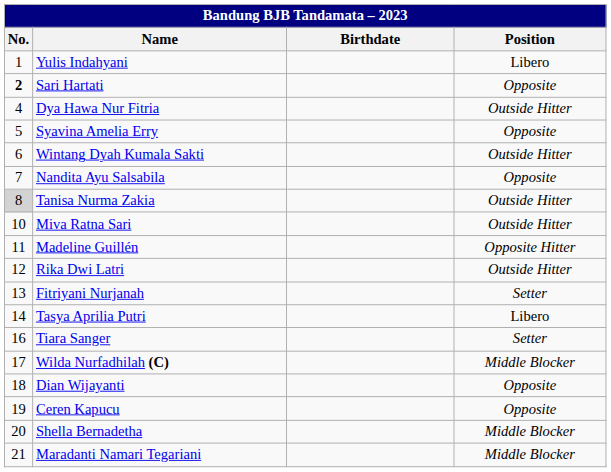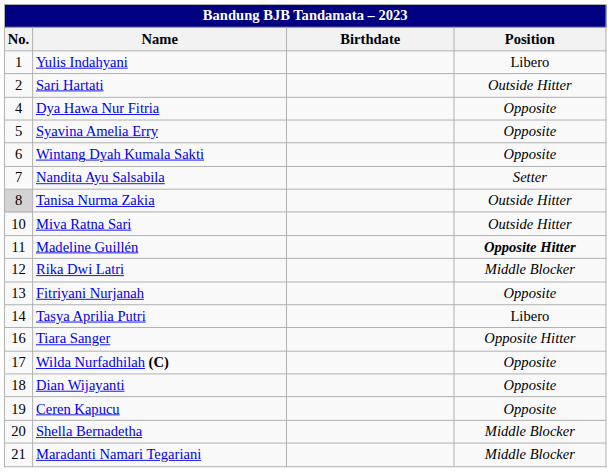(19, 85) bold -> (19, 85) normal
(530, 85) Opposite -> (530, 85) Outside Hitter
(530, 108) Outside Hitter -> (530, 108) Opposite
(530, 154) Outside Hitter -> (530, 154) Opposite
(530, 177) Opposite -> (530, 177) Setter
(530, 246) normal -> (530, 246) bold
(530, 270) Outside Hitter -> (530, 270) Middle Blocker
(530, 293) Setter -> (530, 293) Opposite
(530, 339) Setter -> (530, 339) Opposite Hitter
(530, 362) Middle Blocker -> (530, 362) Opposite
